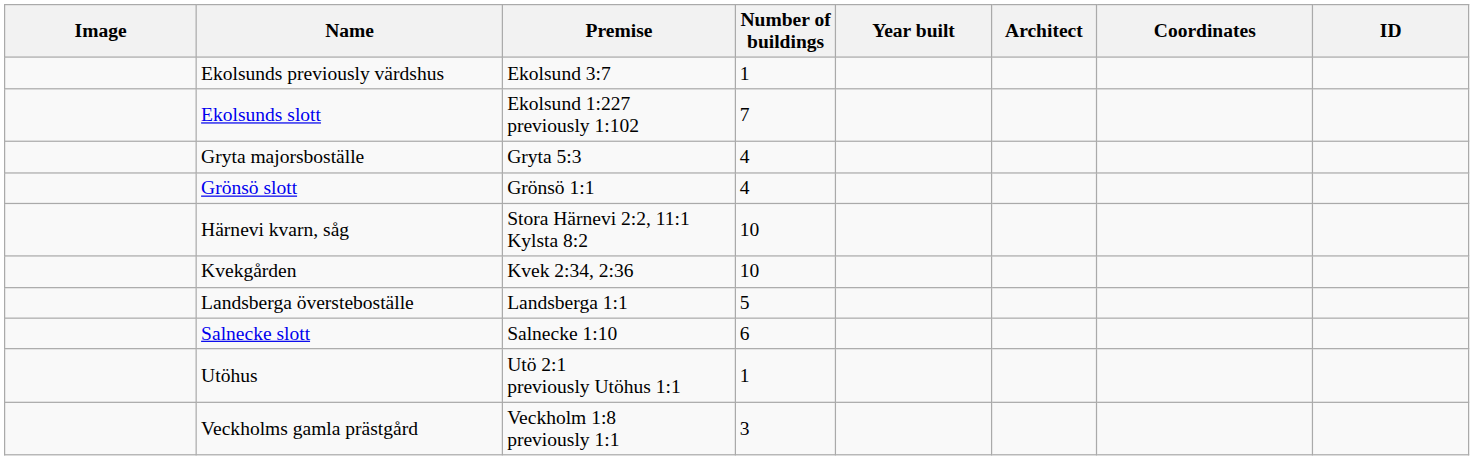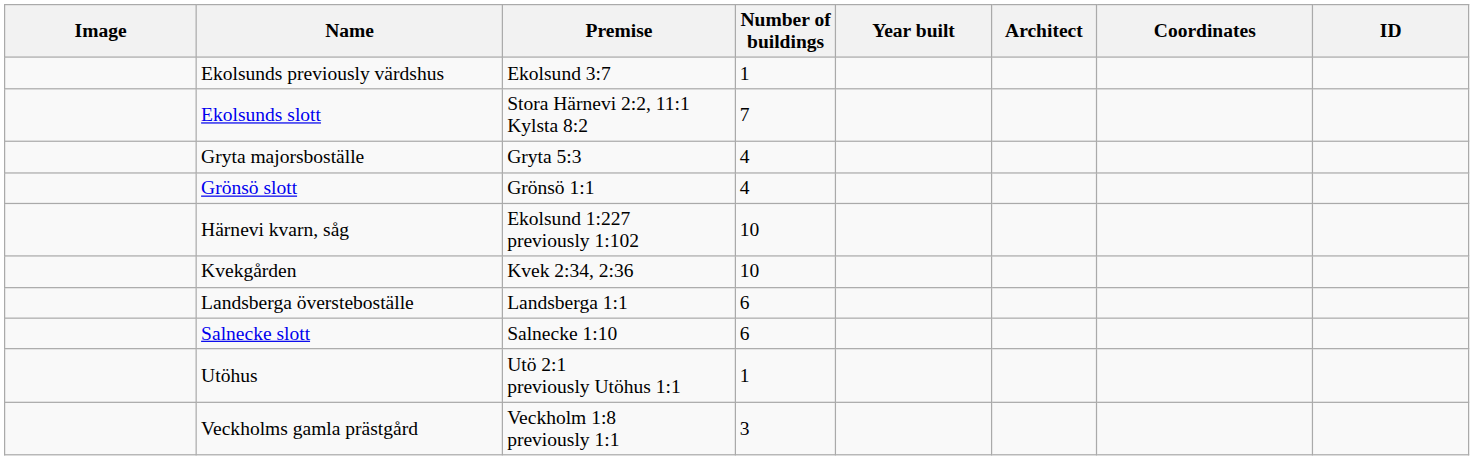(573, 114) Ekolsund 1:227 previously 1:102 -> (598, 114) Stora Härnevi 2:2, 11:1 Kylsta 8:2
(598, 229) Stora Härnevi 2:2, 11:1 Kylsta 8:2 -> (573, 229) Ekolsund 1:227 previously 1:102
(745, 302) 5 -> (745, 302) 6
